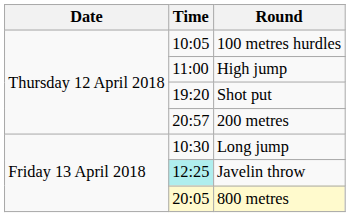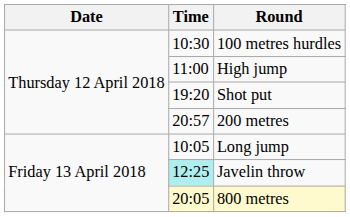(191, 43) 10:05 -> (191, 43) 10:30
(191, 146) 10:30 -> (191, 146) 10:05
